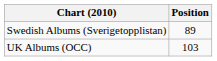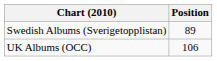(190, 47) 103 -> (190, 47) 106
